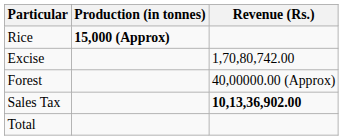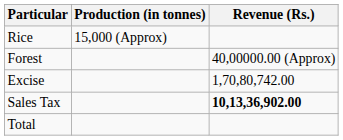(122, 37) bold -> (121, 37) normal
rows swapped: (25, 80) <-> (26, 59)
